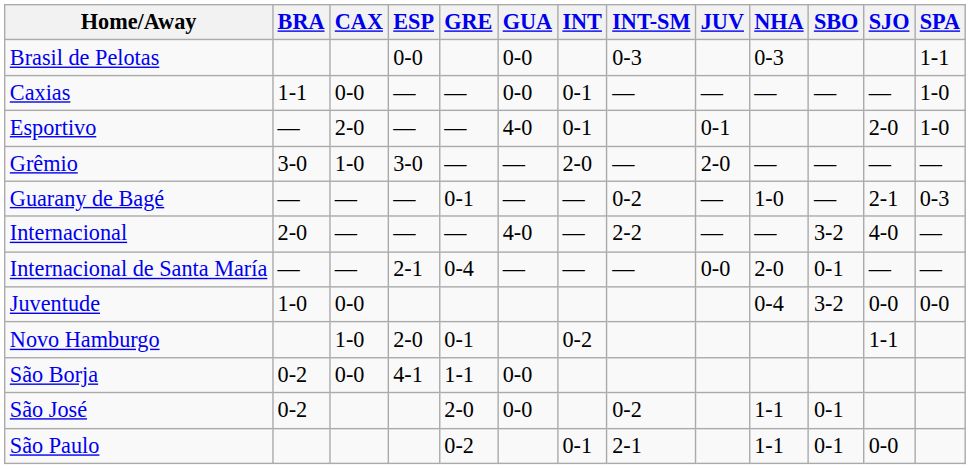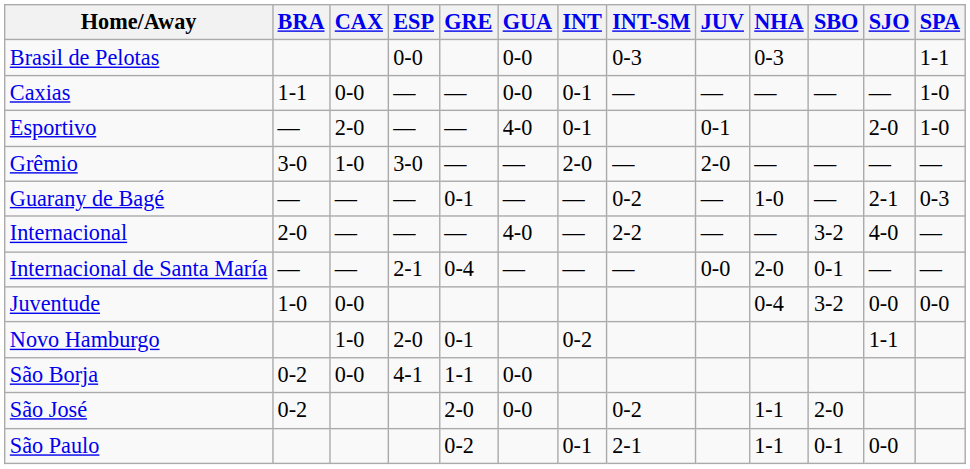(829, 410) 0-1 -> (829, 410) 2-0
